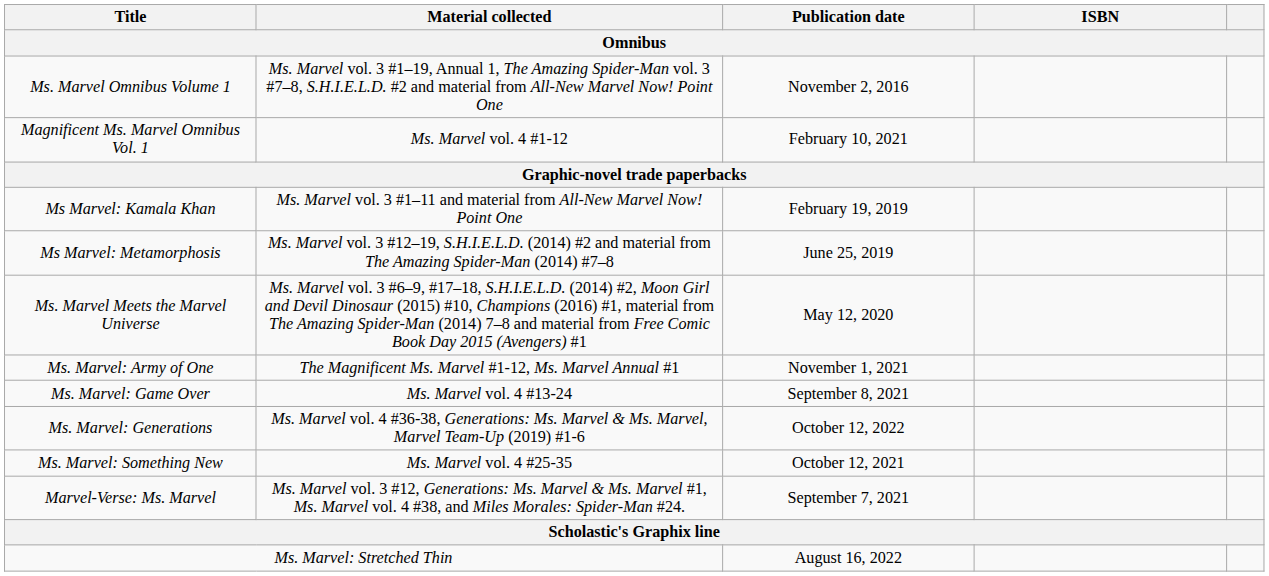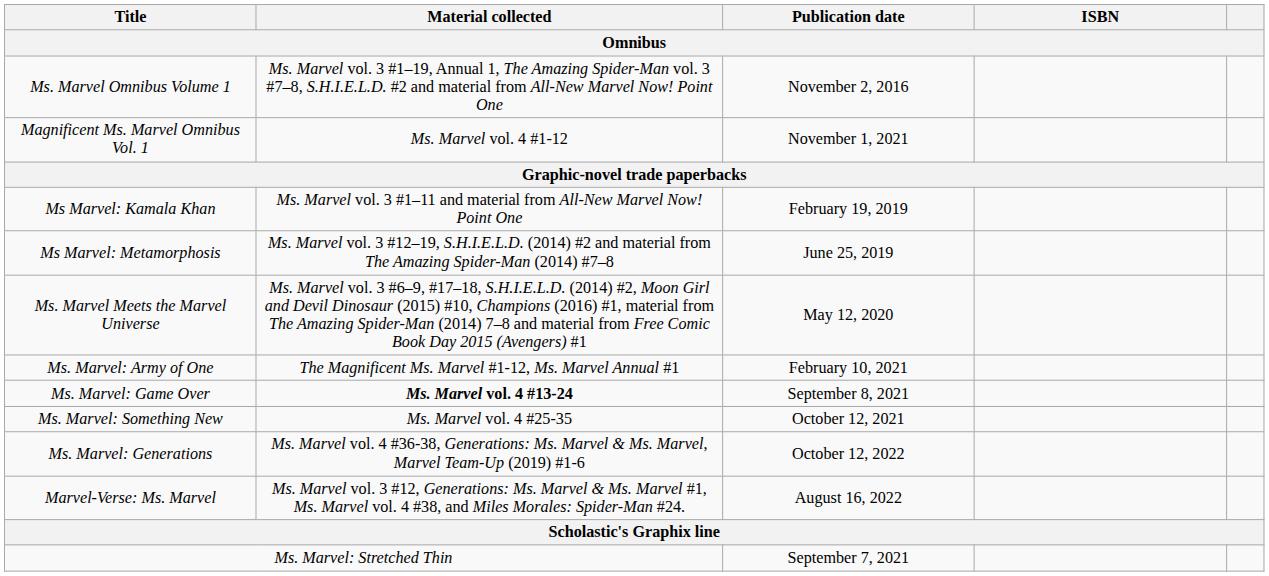(848, 139) February 10, 2021 -> (848, 139) November 1, 2021
(848, 367) November 1, 2021 -> (848, 367) February 10, 2021
(489, 393) normal -> (489, 393) bold
rows swapped: (130, 462) <-> (130, 428)
(848, 497) September 7, 2021 -> (848, 497) August 16, 2022
(848, 557) August 16, 2022 -> (848, 557) September 7, 2021
